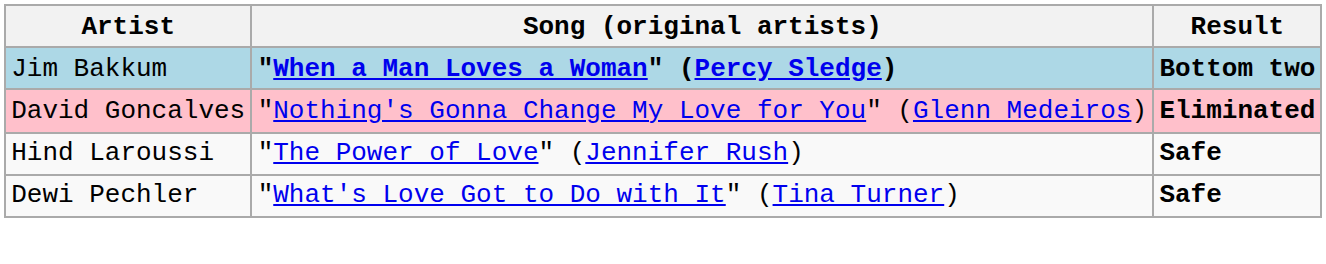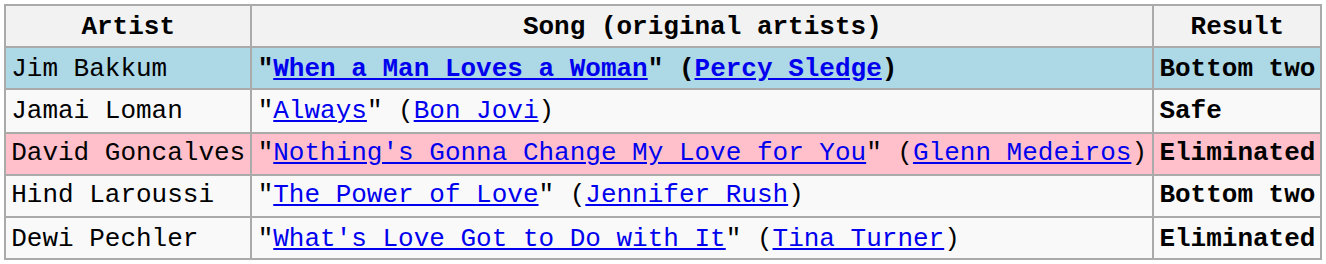+ row: (97, 111)
(1191, 153) Safe -> (1237, 196) Bottom two
(1191, 196) Safe -> (1237, 238) Eliminated
